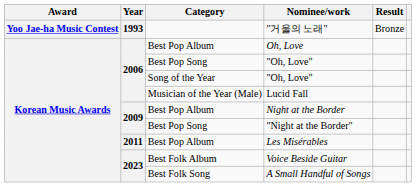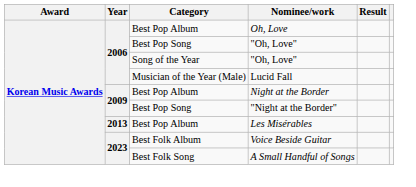- row: (205, 29)
(133, 142) 2011 -> (117, 124) 2013
